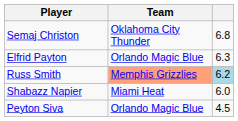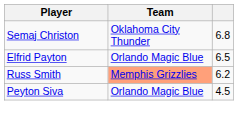(223, 58) 6.3 -> (223, 58) 6.5
(223, 74) lightblue background -> (223, 74) no background
- row: (44, 91)
